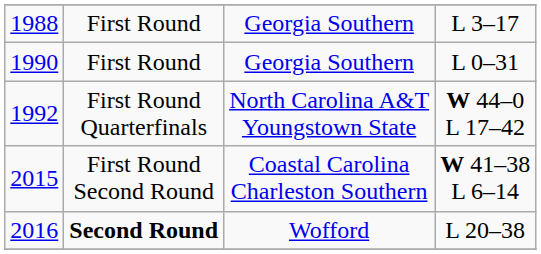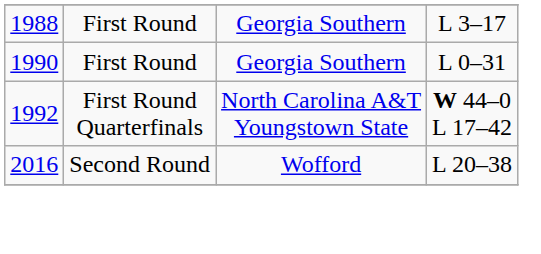- row: (34, 178)
(144, 229) bold -> (140, 164) normal
